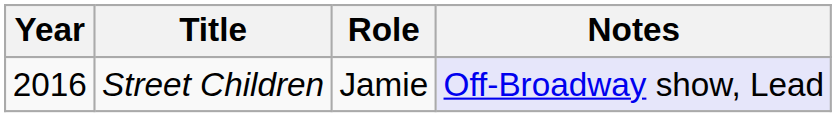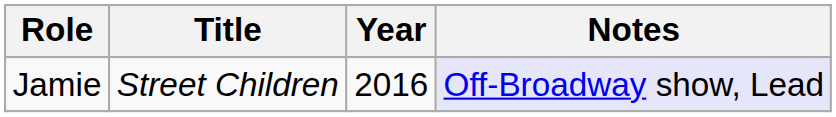columns swapped: (50, 30) <-> (384, 30)
